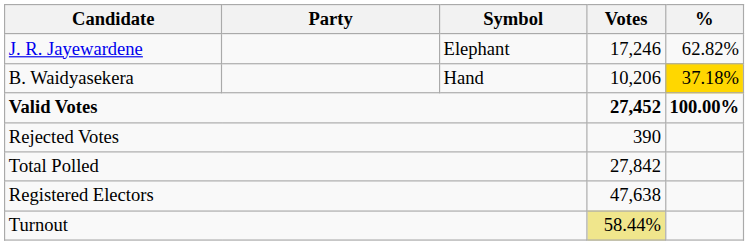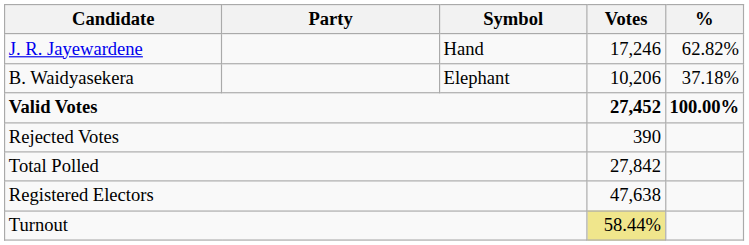(477, 48) Elephant -> (464, 48) Hand
(464, 78) Hand -> (477, 78) Elephant
(710, 78) gold background -> (710, 78) no background
